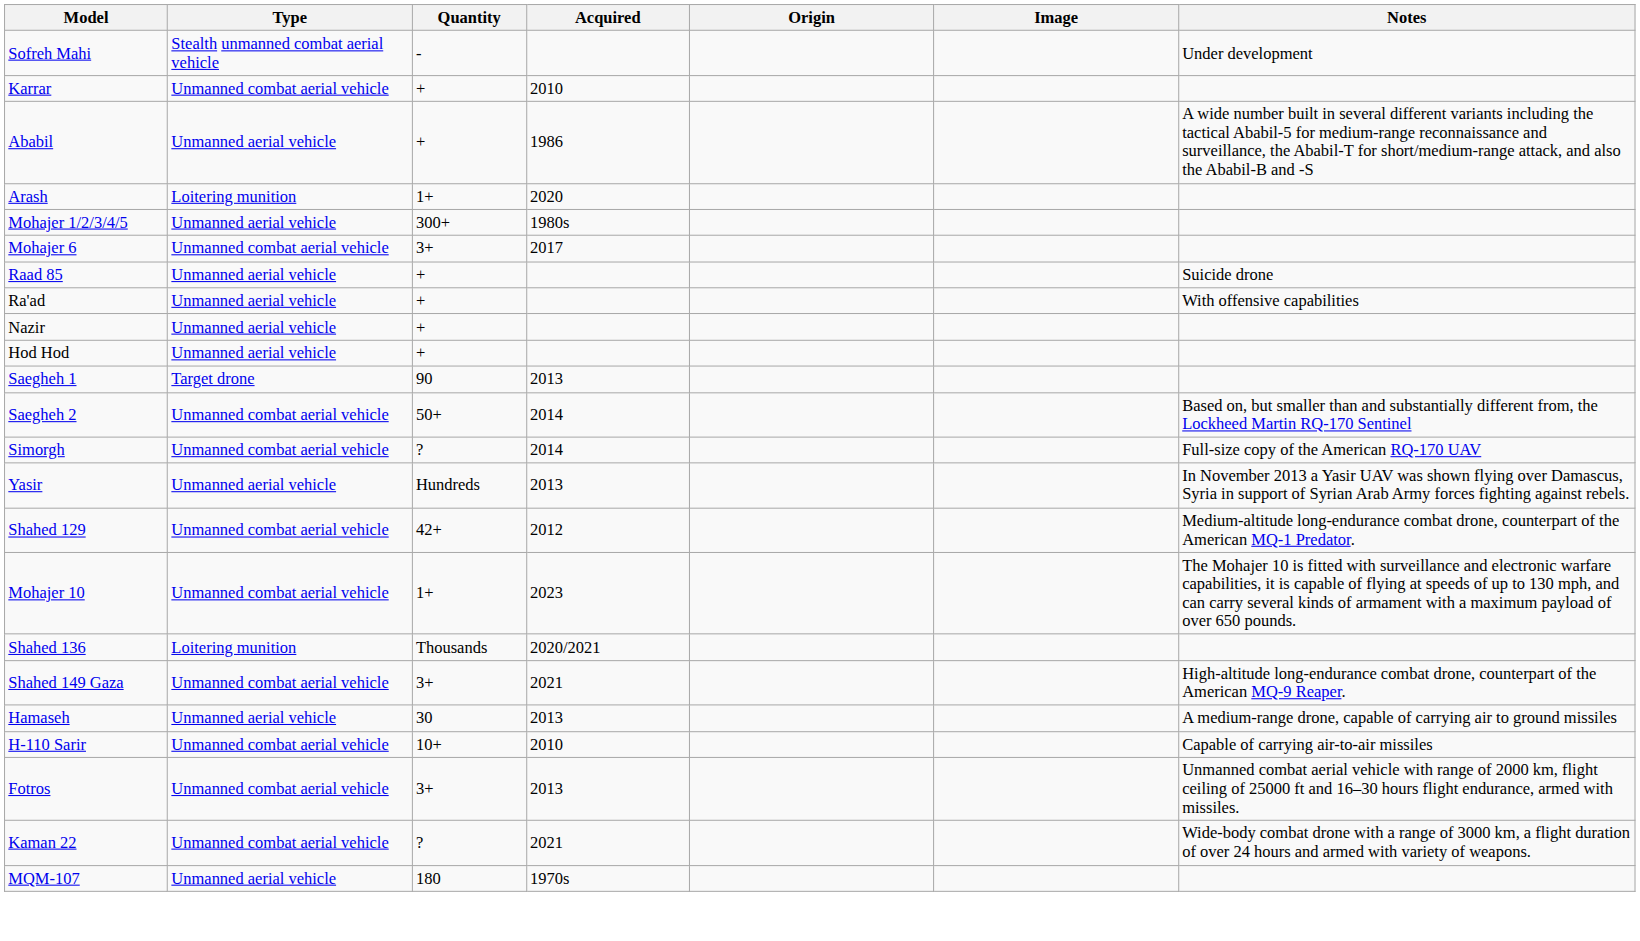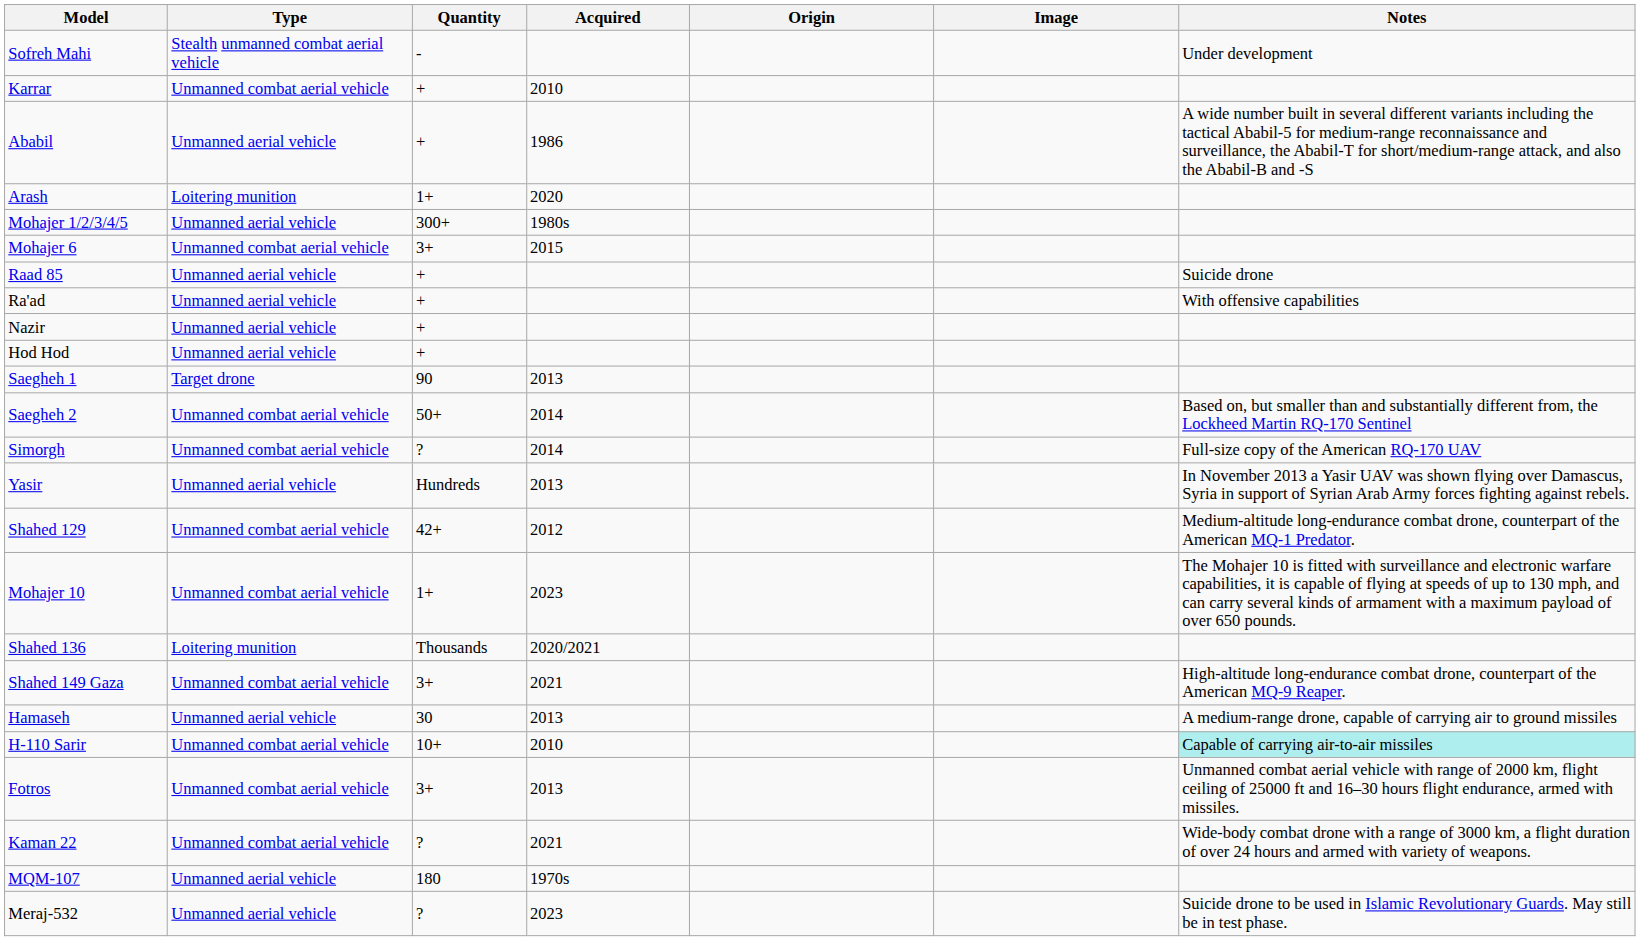(547, 248) 2017 -> (547, 248) 2015
(1307, 744) no background -> (1307, 744) paleturquoise background
+ row: (43, 913)
